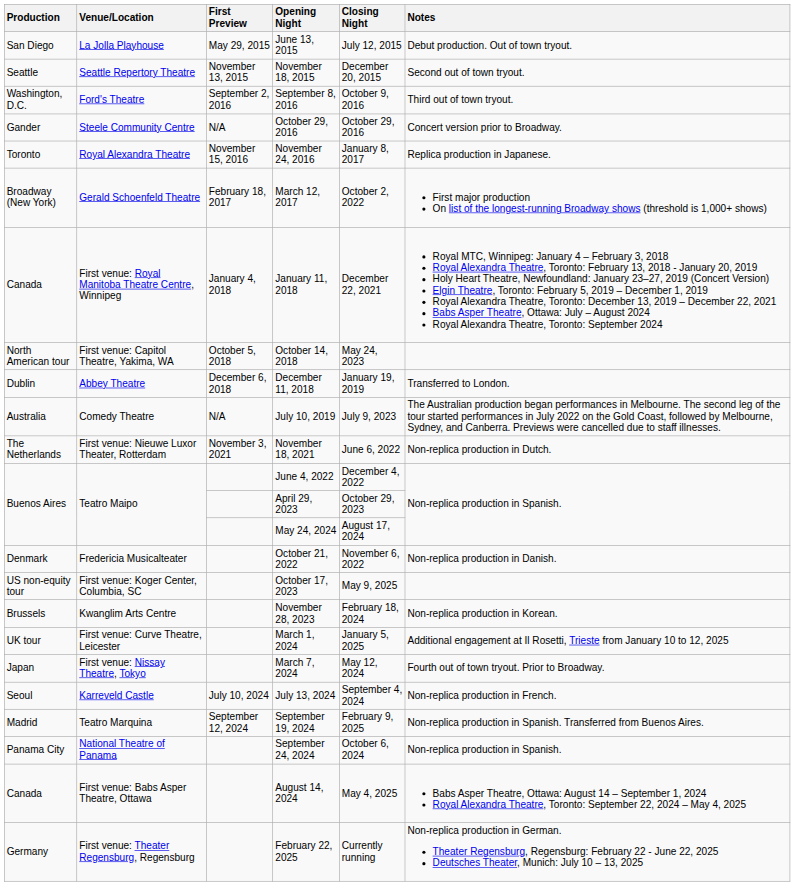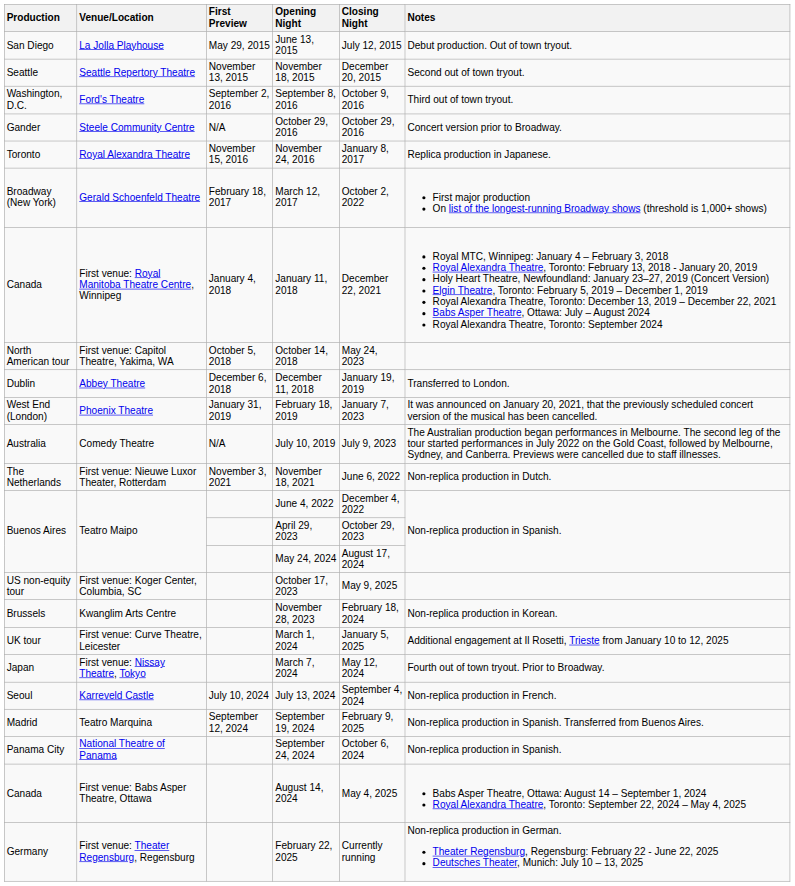+ row: (304, 411)
- row: (302, 559)
